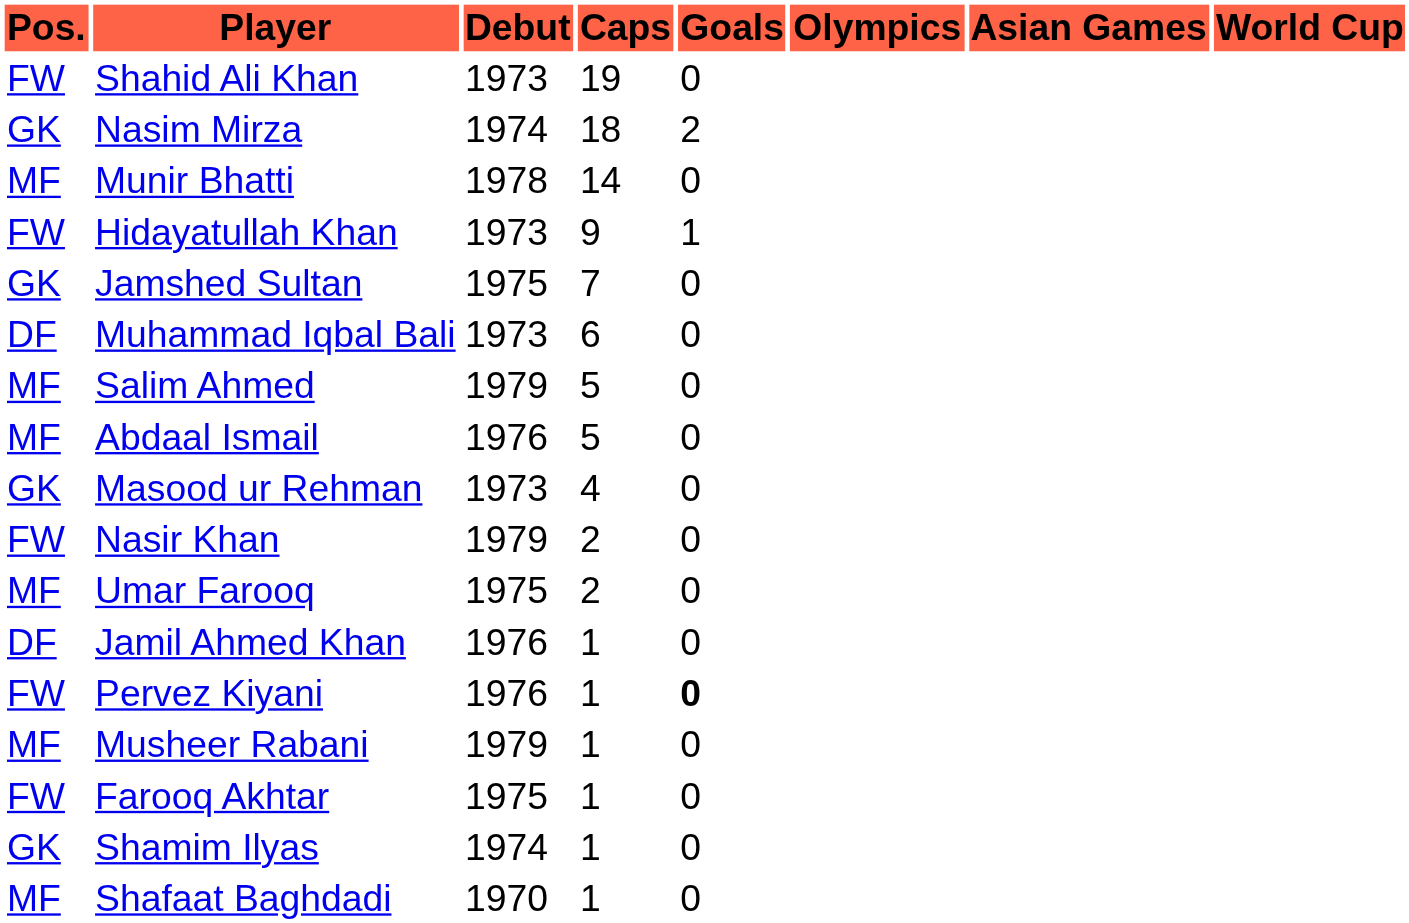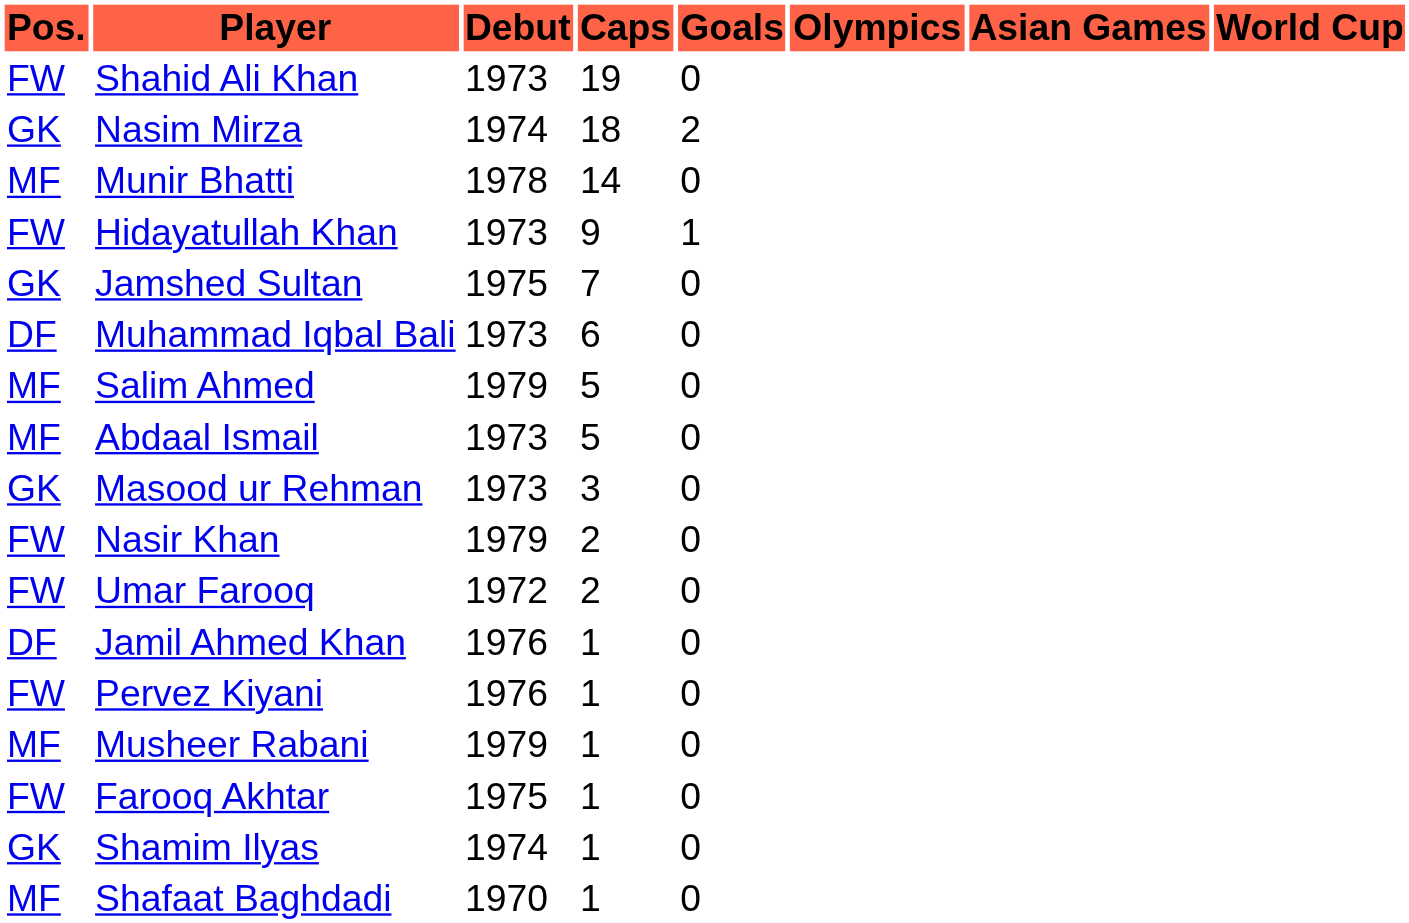(506, 437) 1976 -> (506, 437) 1973
(590, 488) 4 -> (590, 488) 3
(34, 591) MF -> (36, 591) FW
(506, 591) 1975 -> (506, 591) 1972
(691, 693) bold -> (691, 693) normal
